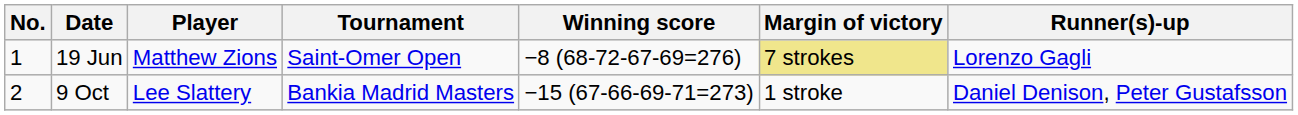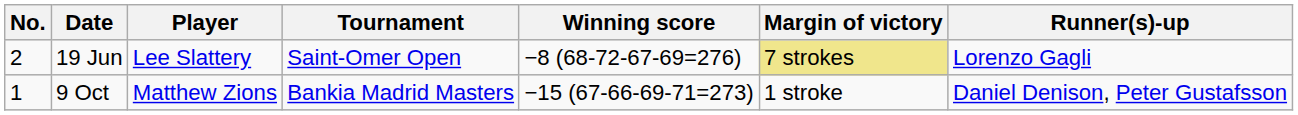(16, 58) 1 -> (16, 58) 2
(205, 58) Matthew Zions -> (192, 58) Lee Slattery
(16, 93) 2 -> (16, 93) 1
(192, 93) Lee Slattery -> (205, 93) Matthew Zions
